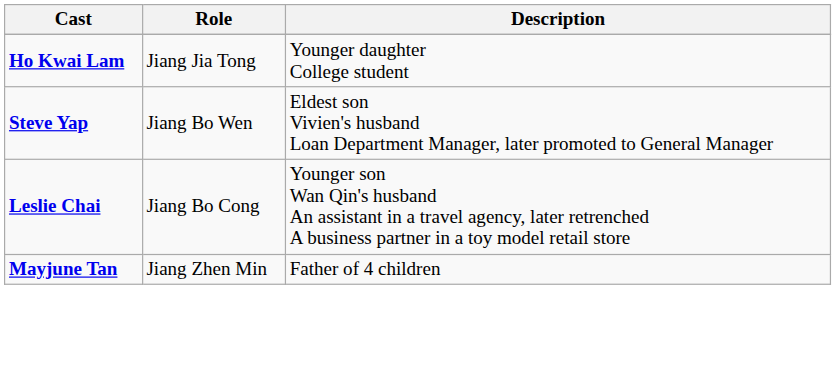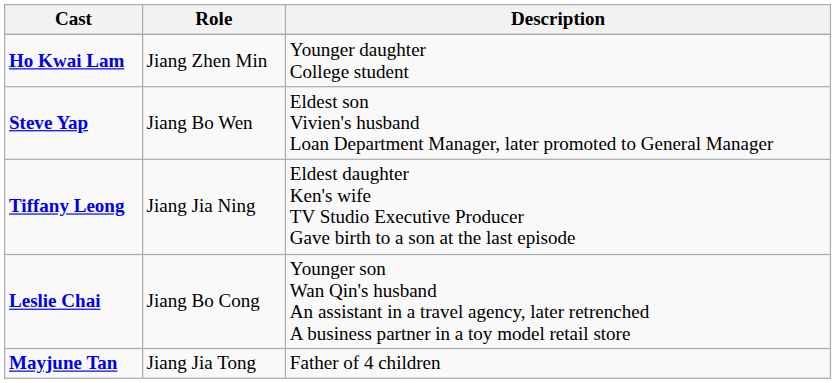(201, 60) Jiang Jia Tong -> (207, 60) Jiang Zhen Min
+ row: (67, 206)
(207, 268) Jiang Zhen Min -> (201, 363) Jiang Jia Tong
